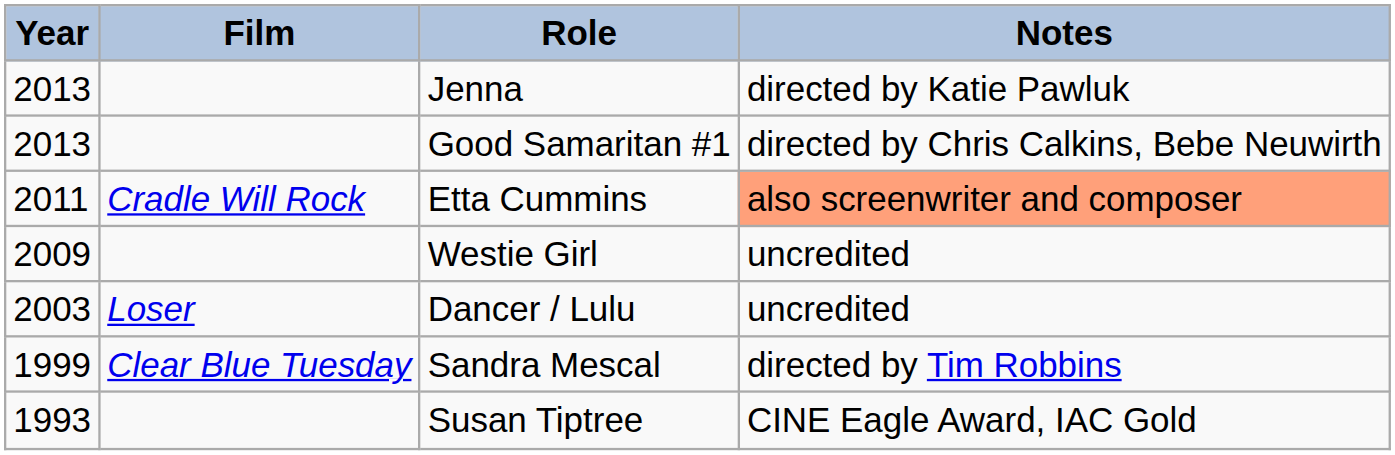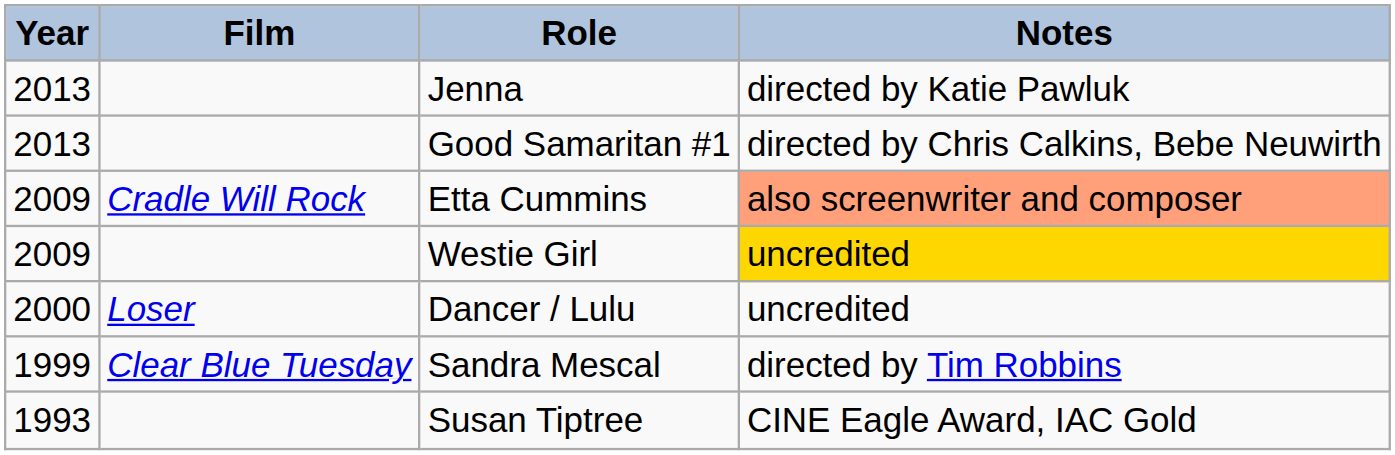(51, 199) 2011 -> (52, 199) 2009
(828, 254) no background -> (828, 254) gold background
(52, 310) 2003 -> (52, 310) 2000
